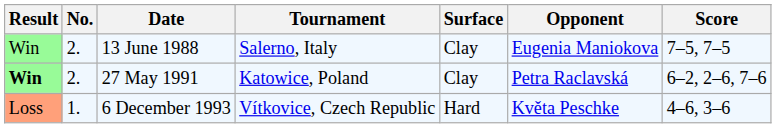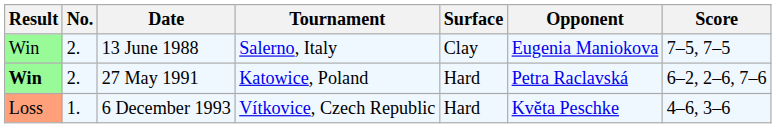(461, 77) Clay -> (462, 77) Hard
